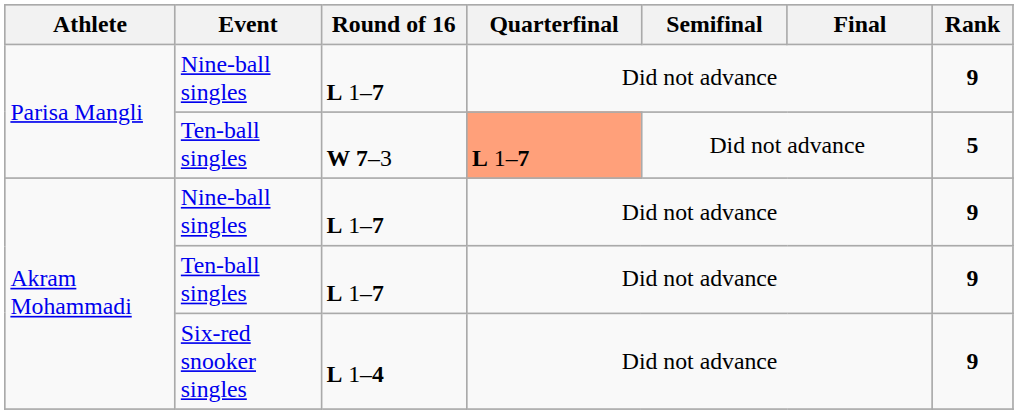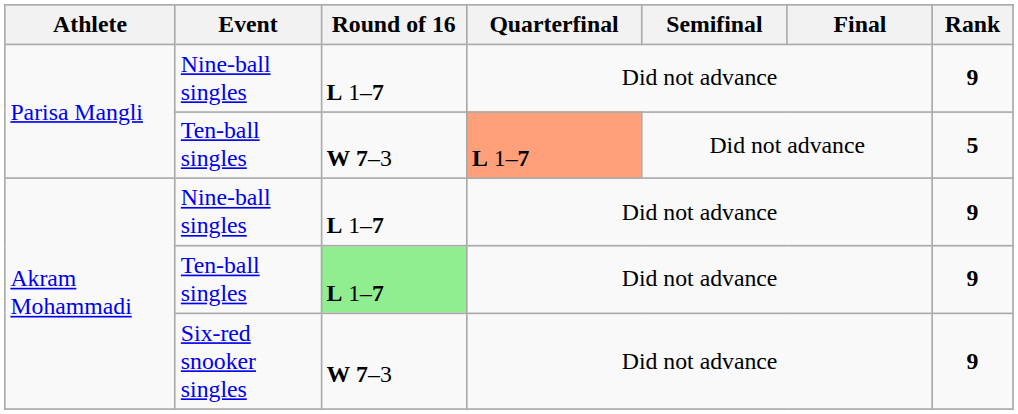(355, 293) no background -> (355, 293) lightgreen background
(355, 374) L 1–4 -> (359, 374) W 7–3
